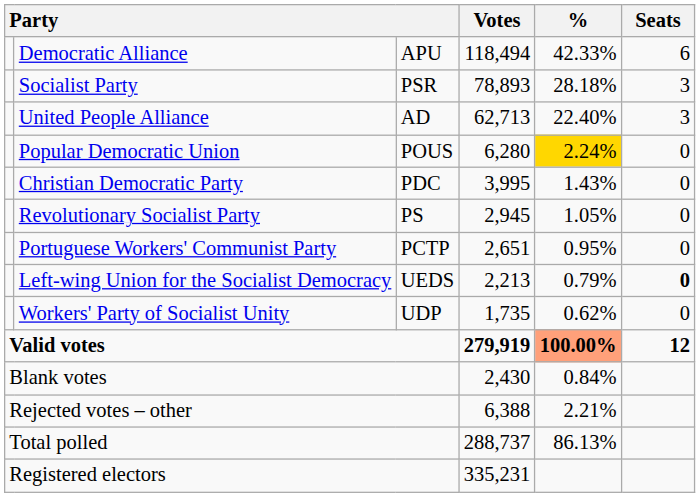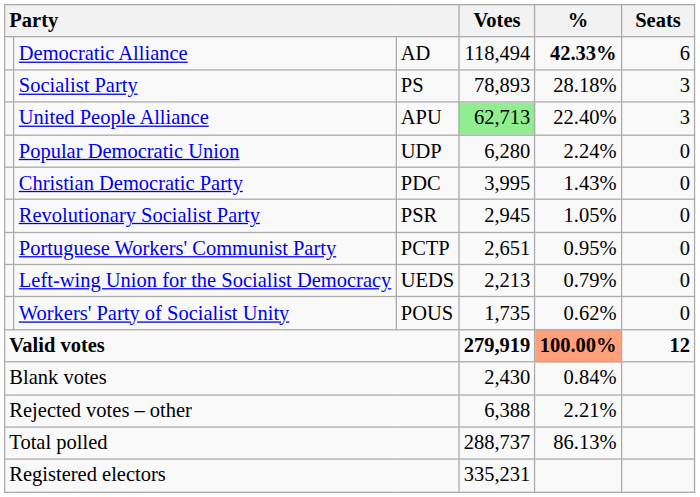(421, 53) APU -> (416, 53) AD
(585, 53) normal -> (583, 53) bold
(419, 85) PSR -> (412, 85) PS
(416, 118) AD -> (421, 118) APU
(502, 118) no background -> (502, 118) lightgreen background
(427, 150) POUS -> (421, 150) UDP
(590, 150) gold background -> (590, 150) no background
(412, 215) PS -> (419, 215) PSR
(685, 280) bold -> (685, 280) normal
(421, 313) UDP -> (427, 313) POUS
